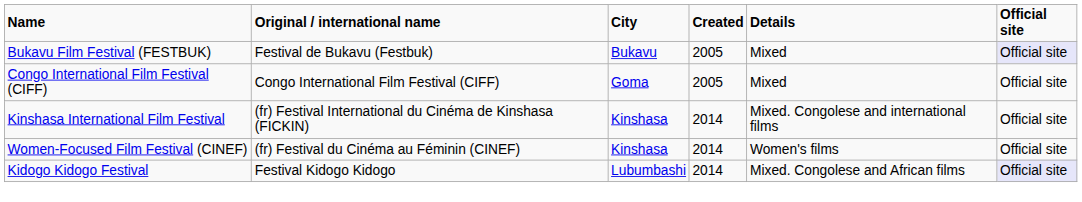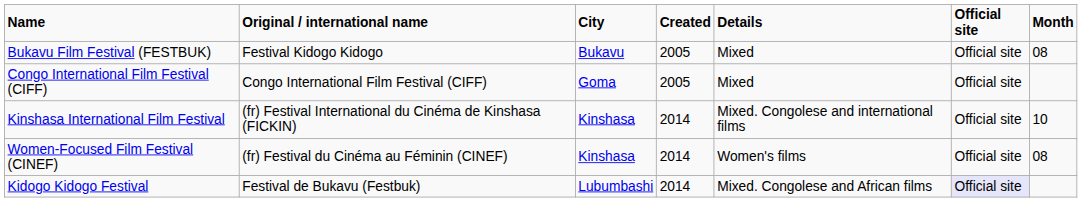+ column: (1053, 23)
(344, 52) Festival de Bukavu (Festbuk) -> (313, 52) Festival Kidogo Kidogo
(1034, 52) lavender background -> (988, 52) no background
(325, 170) Festival Kidogo Kidogo -> (331, 186) Festival de Bukavu (Festbuk)
